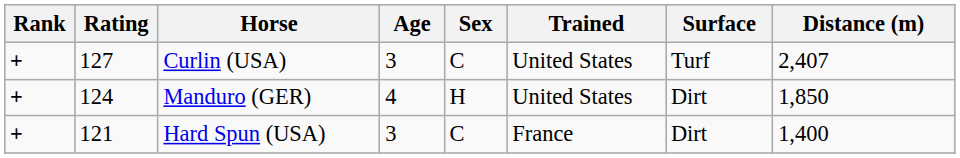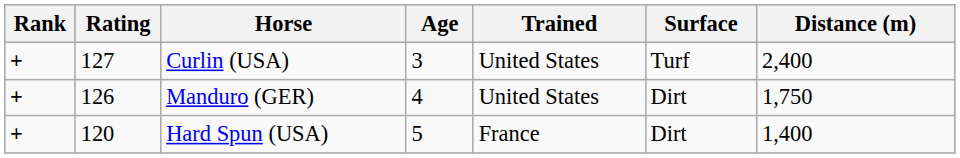- column: (476, 23)
(803, 60) 2,407 -> (787, 60) 2,400
(96, 97) 124 -> (98, 97) 126
(803, 97) 1,850 -> (787, 97) 1,750
(96, 134) 121 -> (98, 134) 120
(391, 134) 3 -> (417, 134) 5
